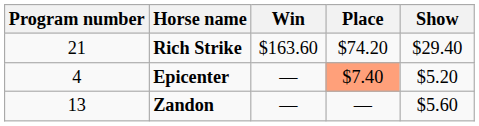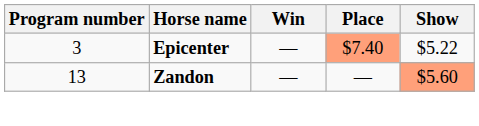- row: (197, 47)
(77, 76) 4 -> (77, 47) 3
(437, 76) $5.20 -> (437, 47) $5.22
(437, 105) no background -> (437, 76) lightsalmon background
